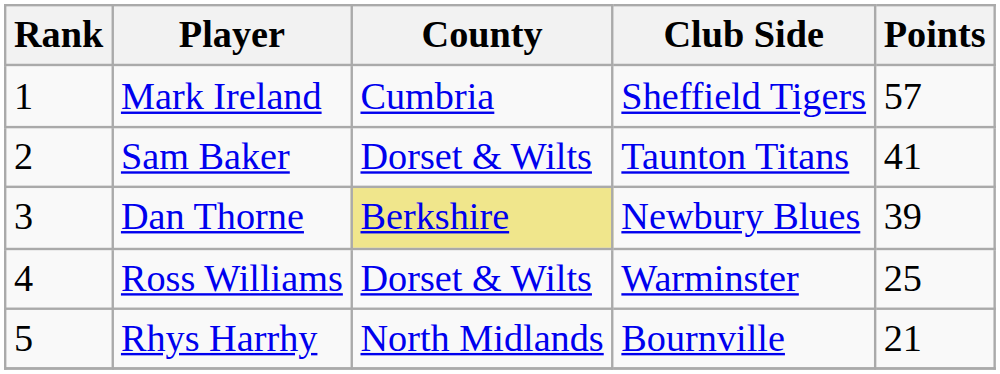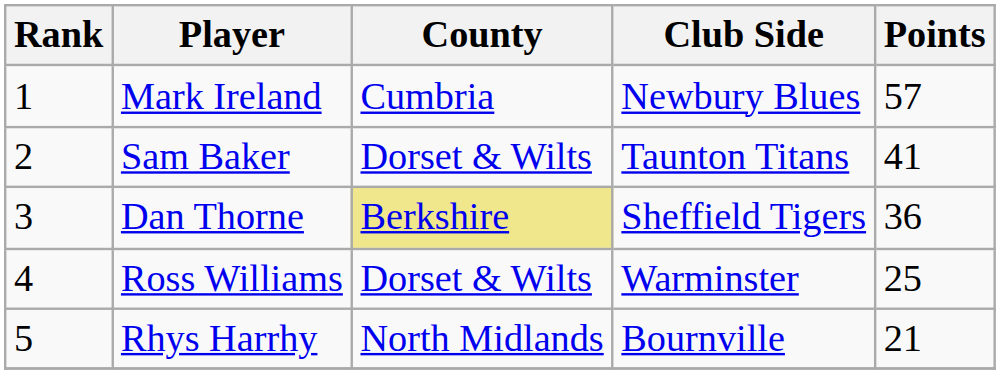(744, 95) Sheffield Tigers -> (741, 95) Newbury Blues
(741, 216) Newbury Blues -> (744, 216) Sheffield Tigers
(903, 216) 39 -> (903, 216) 36
